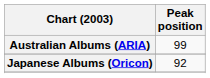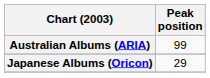(180, 63) 92 -> (180, 63) 29
